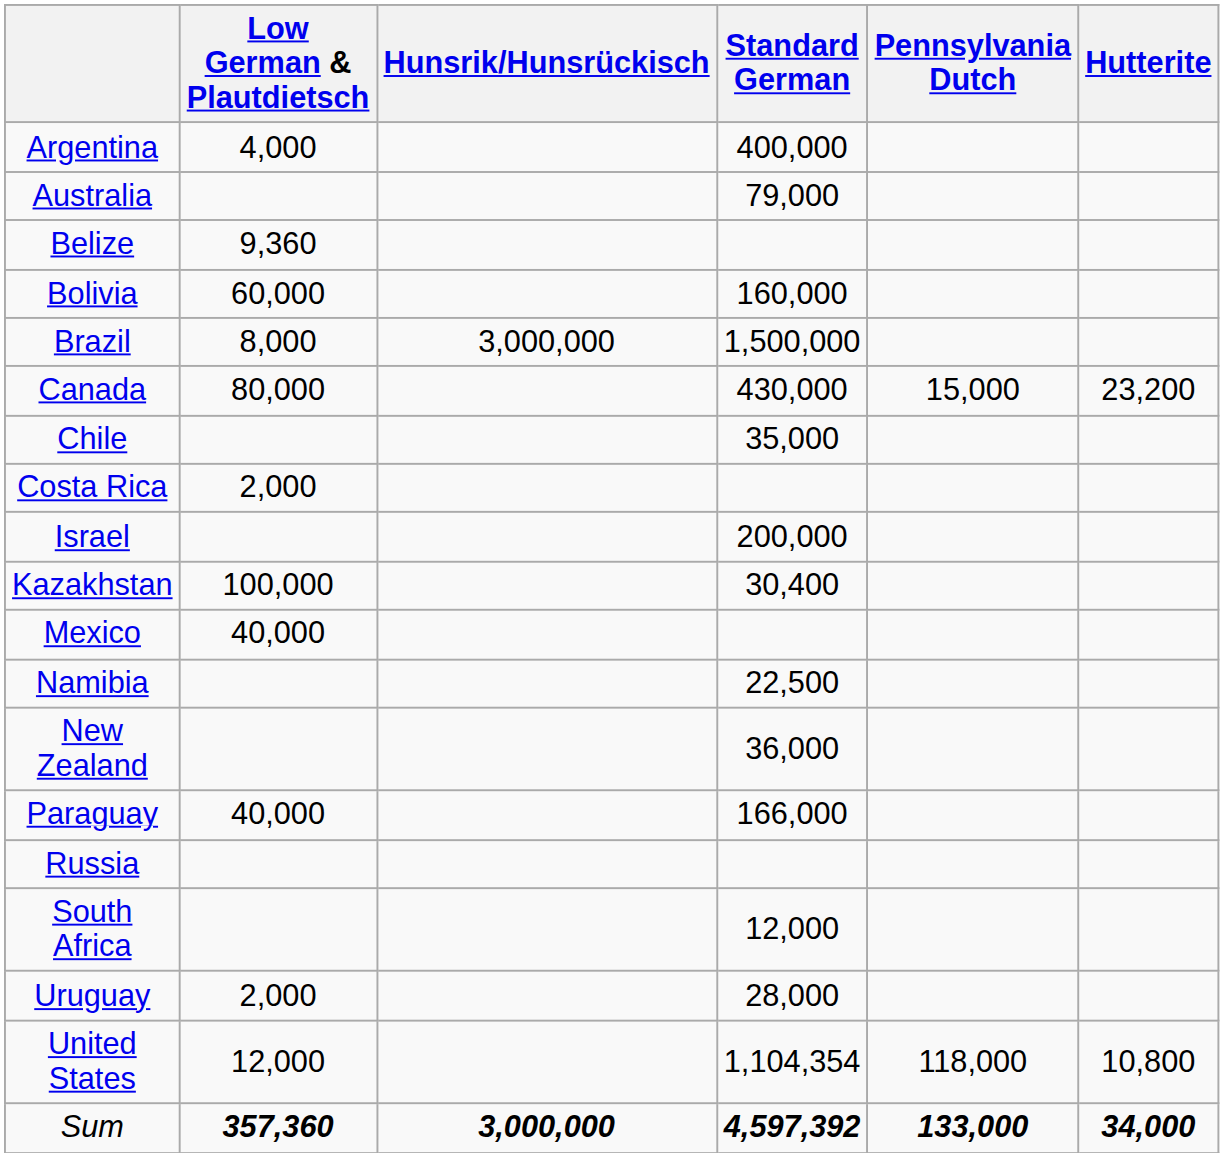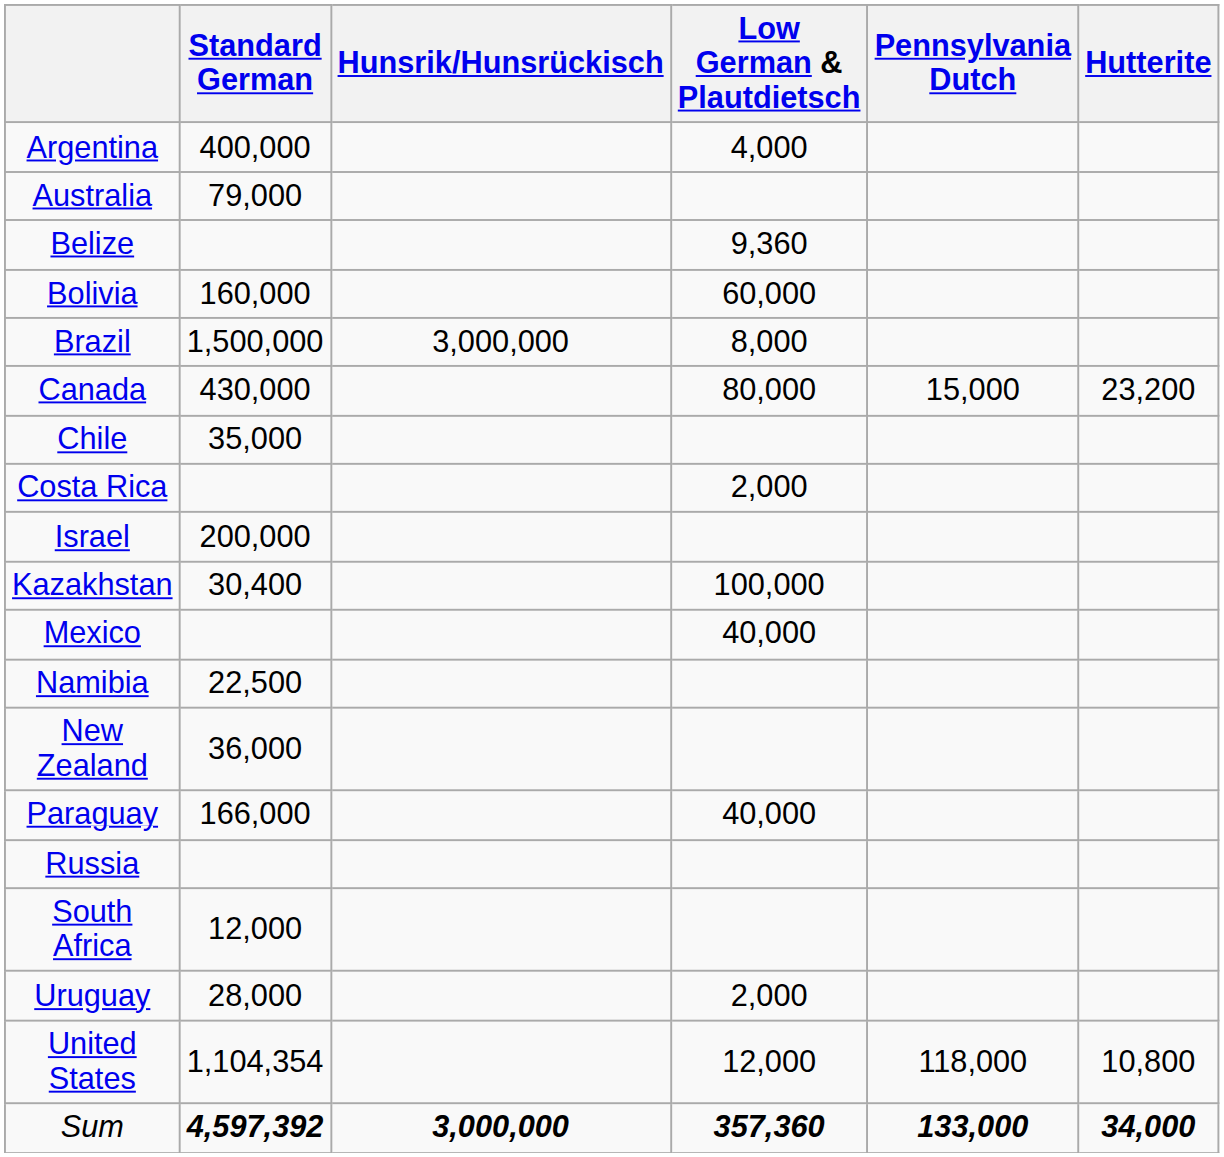columns swapped: (792, 63) <-> (278, 63)
